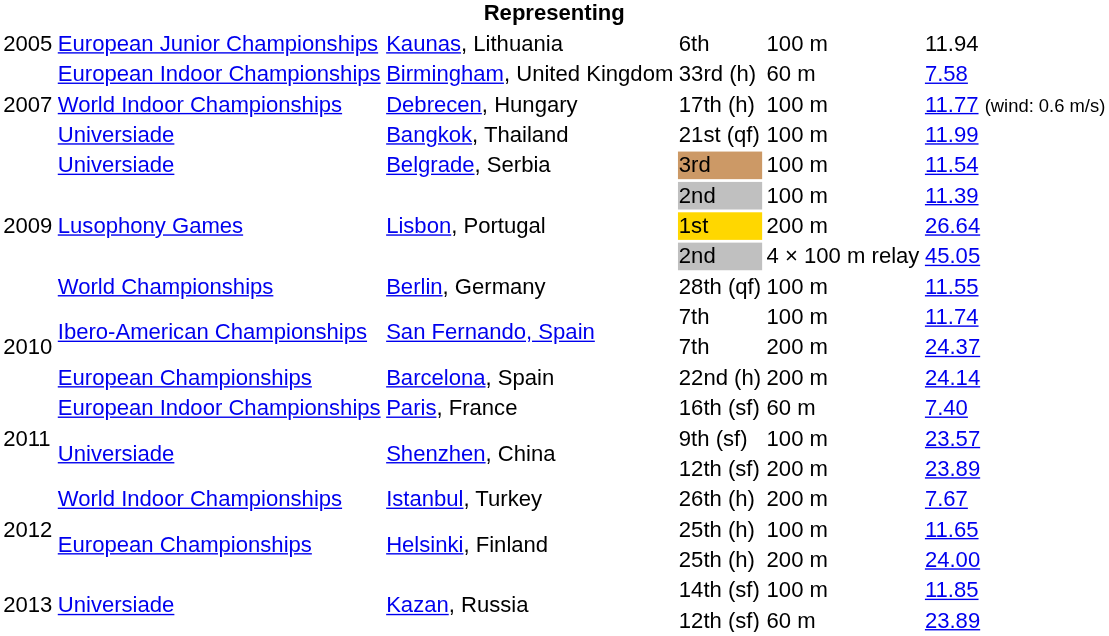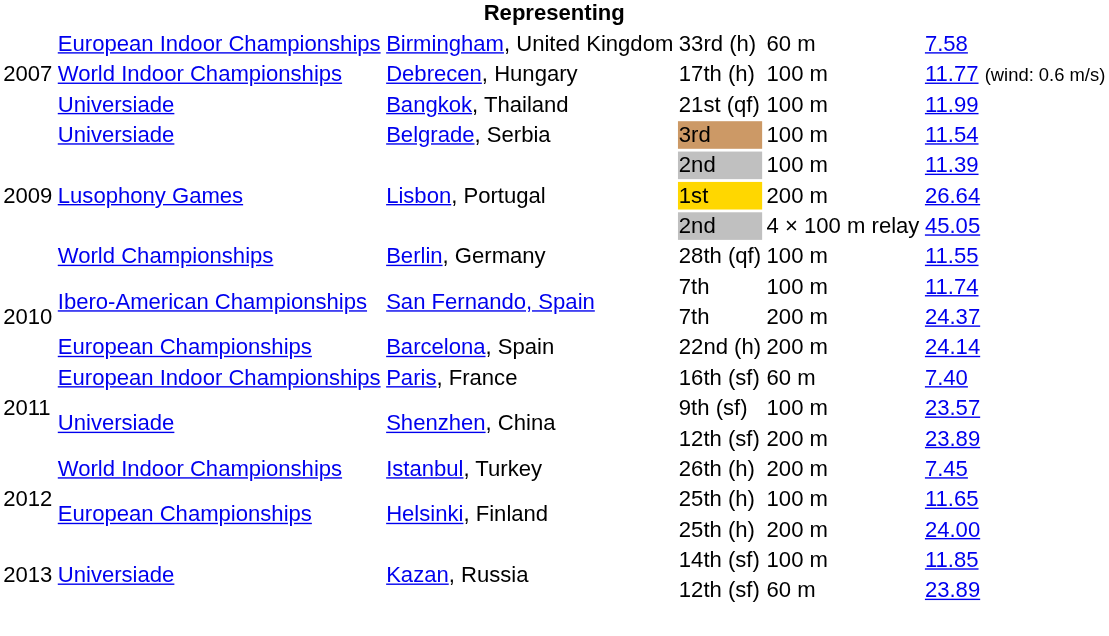- row: (475, 43)
(946, 499) 7.67 -> (946, 468) 7.45
